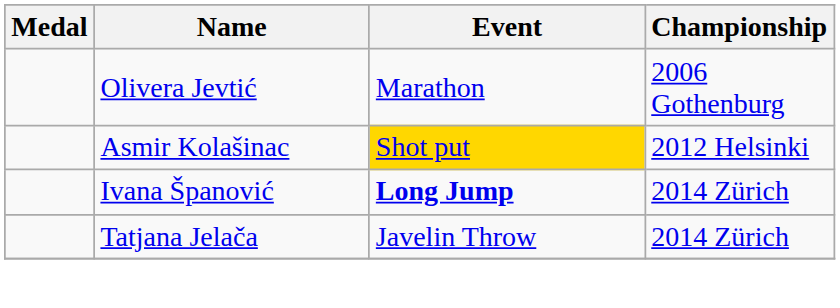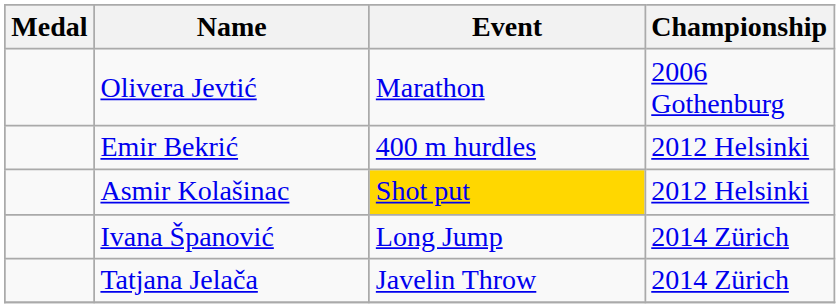+ row: (169, 147)
(445, 191) bold -> (439, 235) normal
